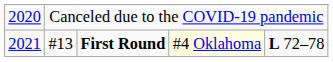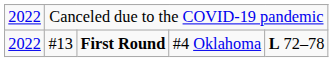(25, 17) 2020 -> (25, 17) 2022
(25, 43) 2021 -> (25, 43) 2022
(217, 43) lightyellow background -> (217, 43) no background
